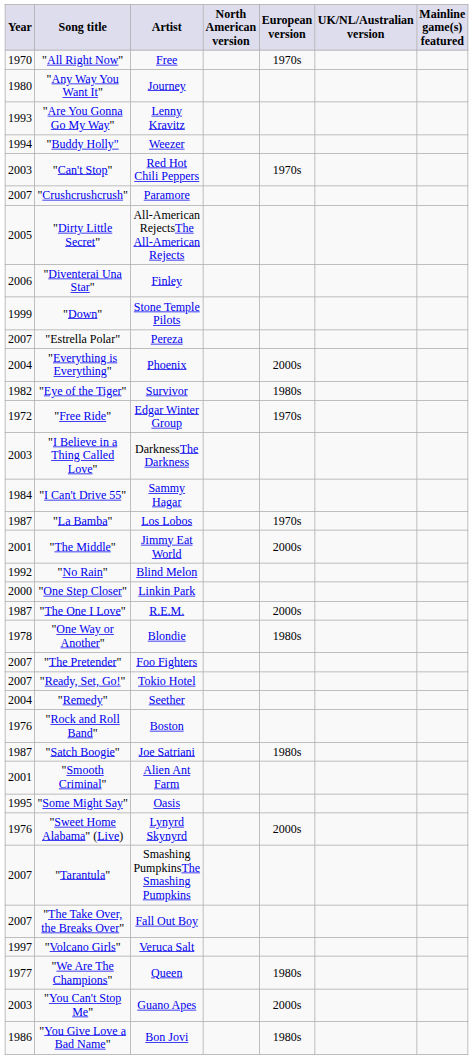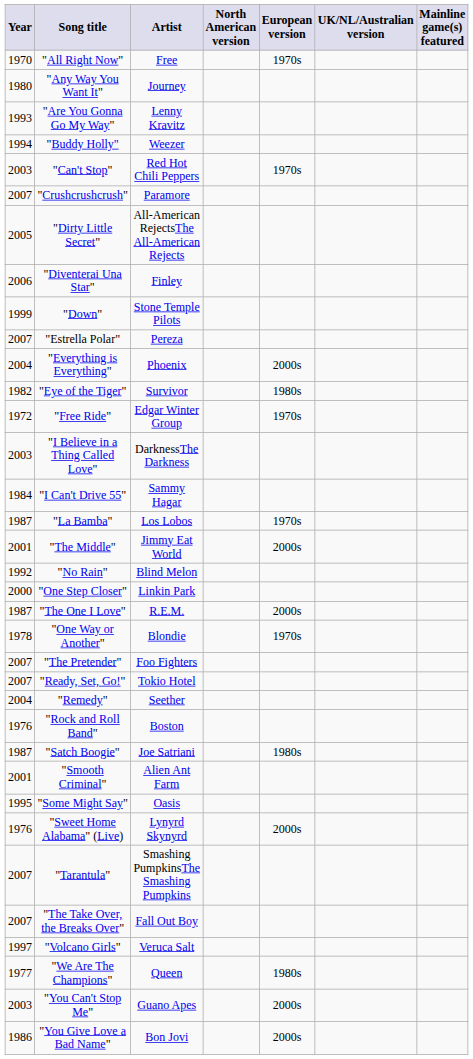(287, 636) 1980s -> (287, 636) 1970s
(287, 1037) 1980s -> (287, 1037) 2000s
